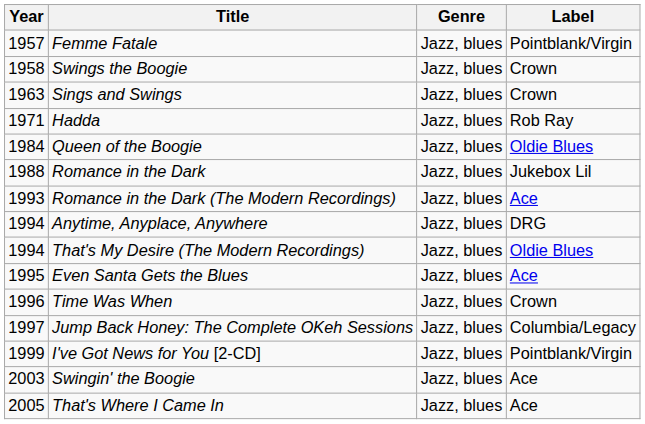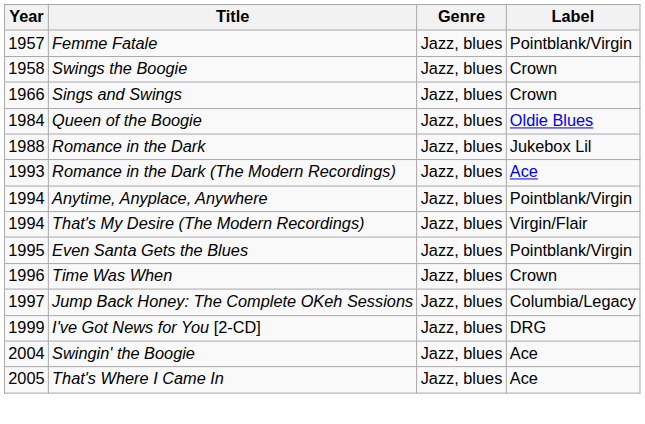(26, 95) 1963 -> (26, 95) 1966
- row: (76, 120)
(528, 224) DRG -> (571, 198) Pointblank/Virgin
(552, 250) Oldie Blues -> (549, 224) Virgin/Flair
(524, 276) Ace -> (571, 250) Pointblank/Virgin
(571, 353) Pointblank/Virgin -> (528, 328) DRG
(26, 379) 2003 -> (26, 353) 2004
